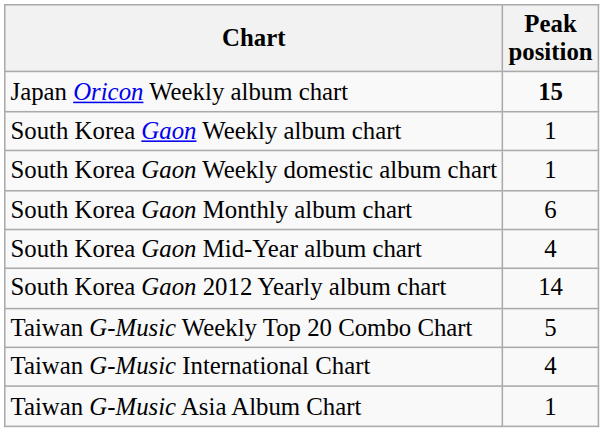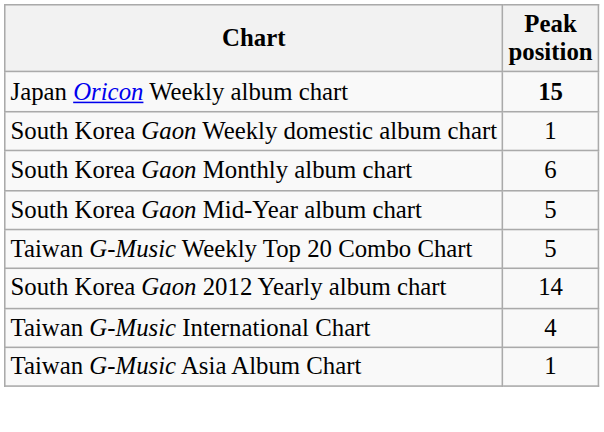- row: (206, 130)
(551, 248) 4 -> (551, 209) 5
rows swapped: (229, 288) <-> (241, 327)
